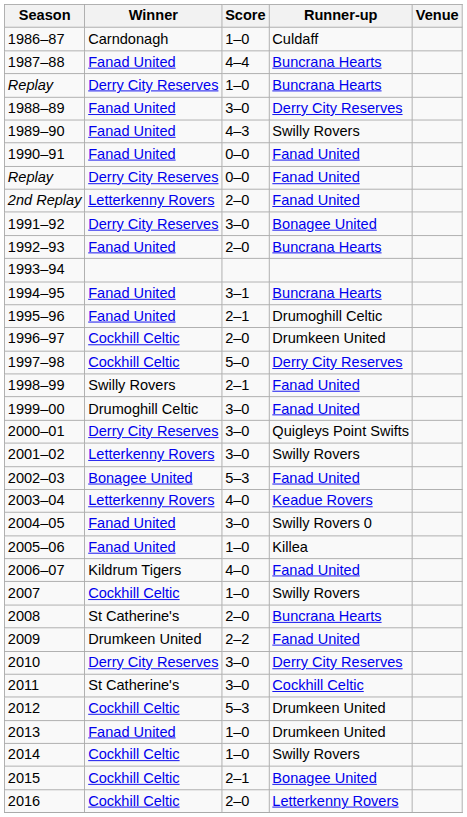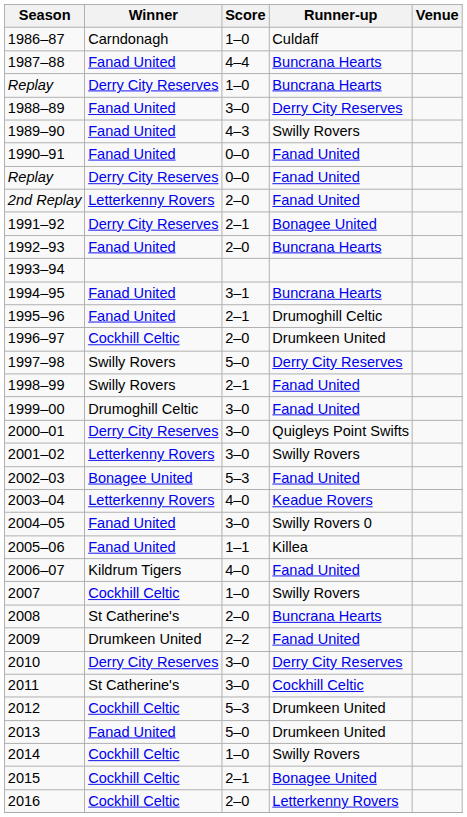(237, 223) 3–0 -> (237, 223) 2–1
(134, 362) Cockhill Celtic -> (132, 362) Swilly Rovers
(237, 547) 1–0 -> (237, 547) 1–1
(237, 731) 1–0 -> (237, 731) 5–0
